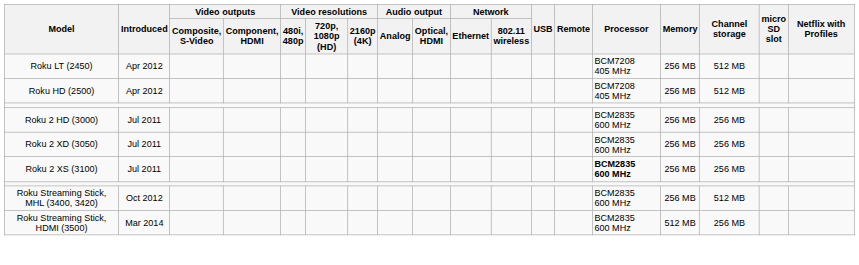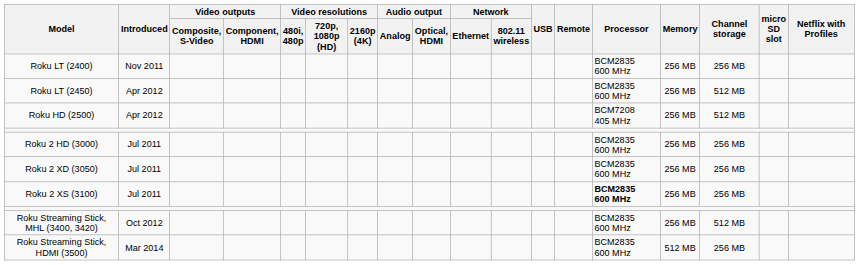+ row: (62, 66)
(615, 66) BCM7208 405 MHz -> (615, 91) BCM2835 600 MHz
